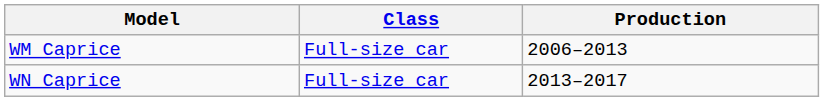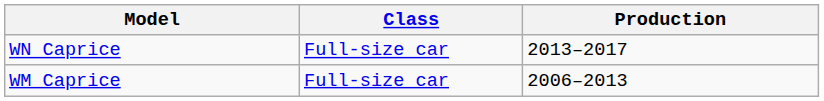rows swapped: (65, 50) <-> (65, 80)
